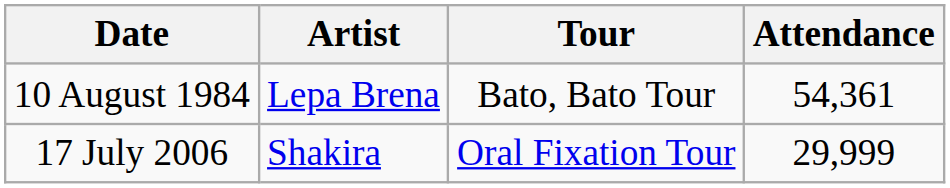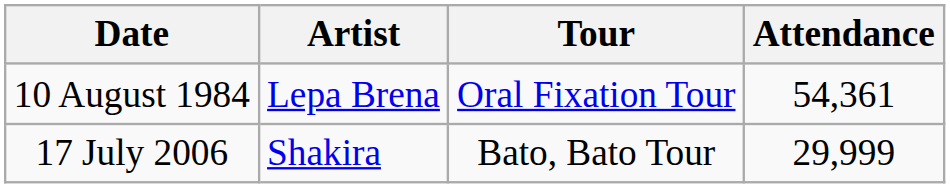(596, 93) Bato, Bato Tour -> (596, 93) Oral Fixation Tour
(596, 152) Oral Fixation Tour -> (596, 152) Bato, Bato Tour
